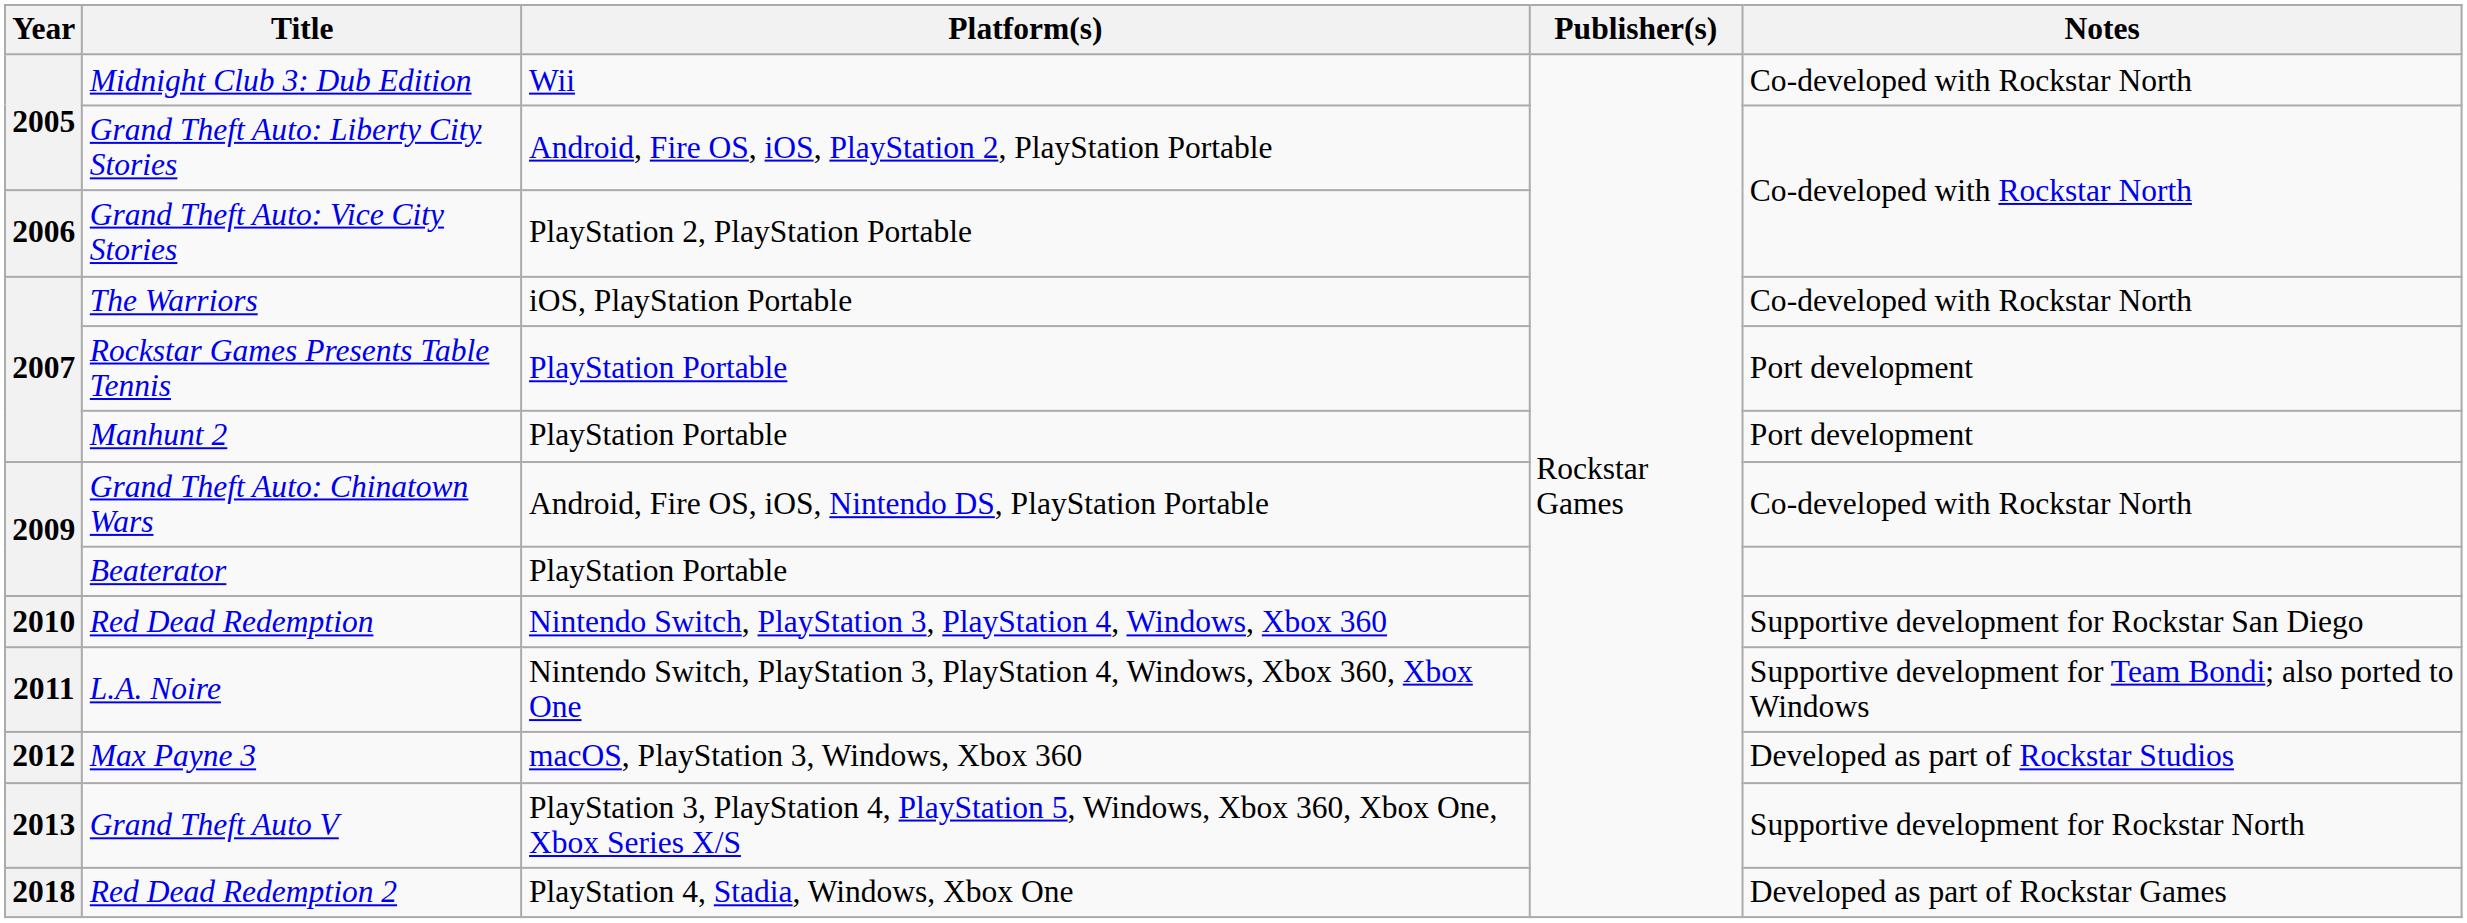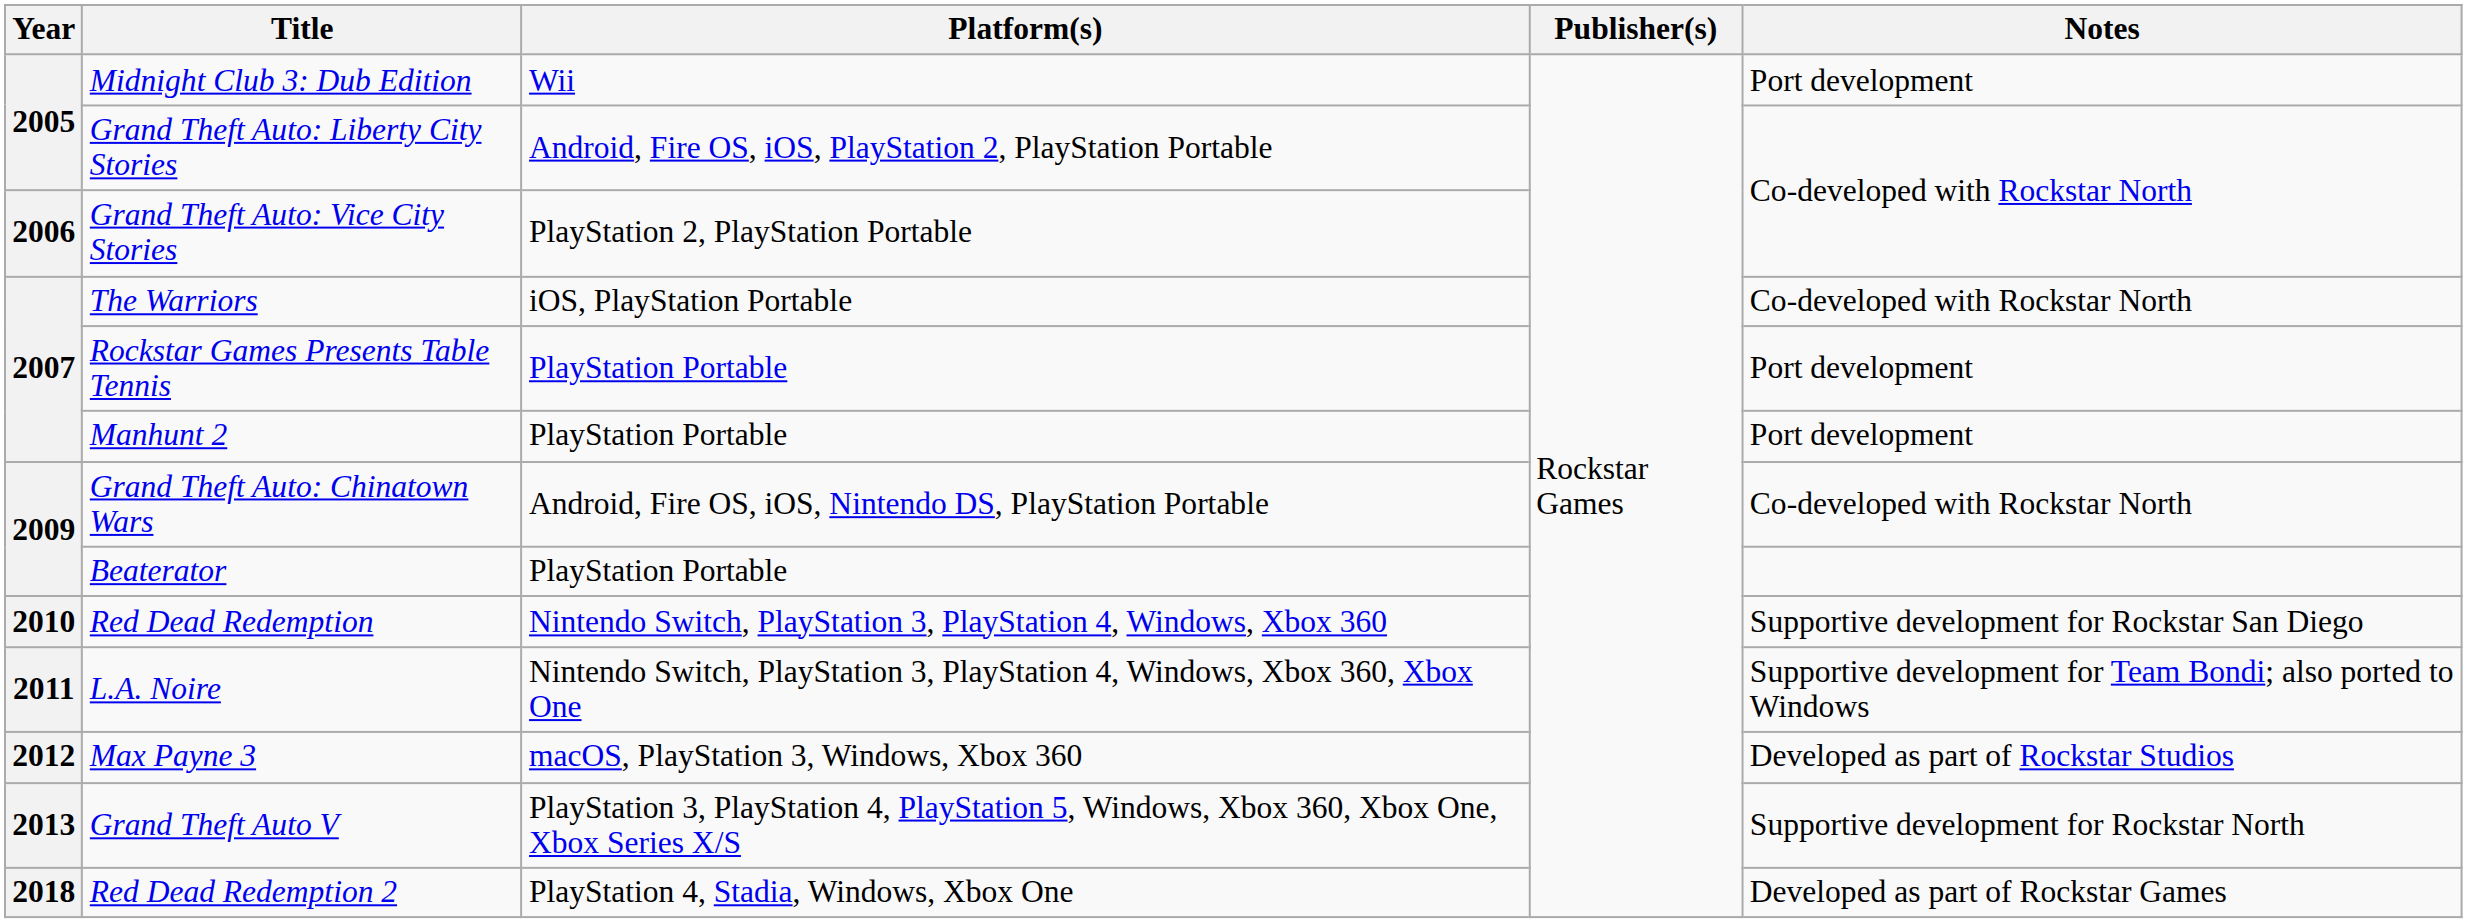(1971, 79) Co-developed with Rockstar North -> (1861, 79) Port development
